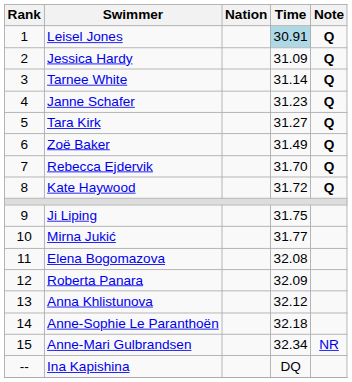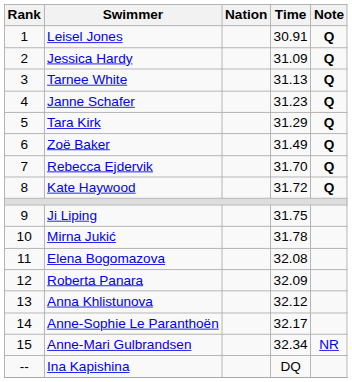(291, 36) lightblue background -> (291, 36) no background
(291, 79) 31.14 -> (291, 79) 31.13
(291, 123) 31.27 -> (291, 123) 31.29
(291, 237) 31.77 -> (291, 237) 31.78
(291, 323) 32.18 -> (291, 323) 32.17
